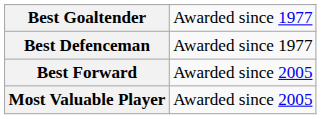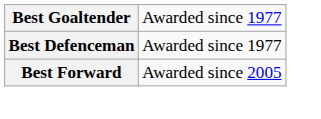- row: (87, 99)
